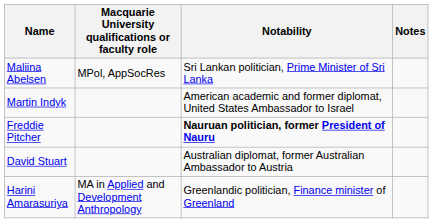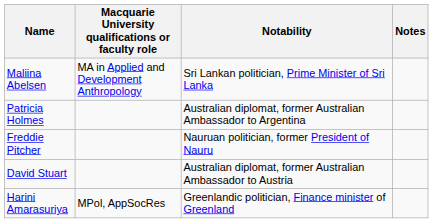(121, 73) MPol, AppSocRes -> (121, 79) MA in Applied and Development Anthropology
+ row: (25, 114)
- row: (36, 102)
(284, 132) bold -> (276, 144) normal
(121, 197) MA in Applied and Development Anthropology -> (121, 203) MPol, AppSocRes
